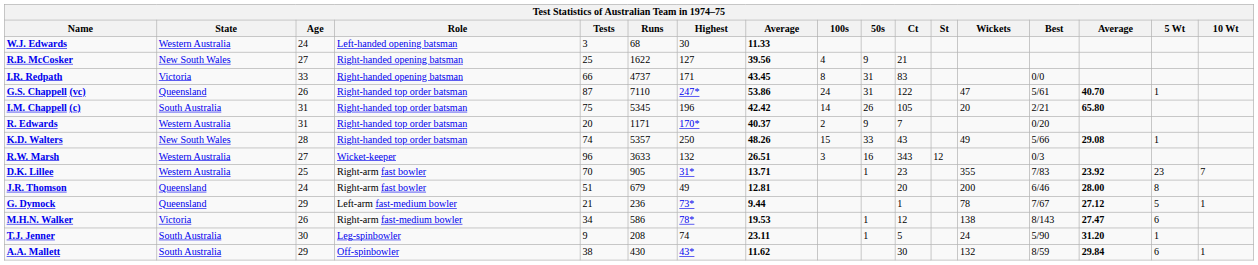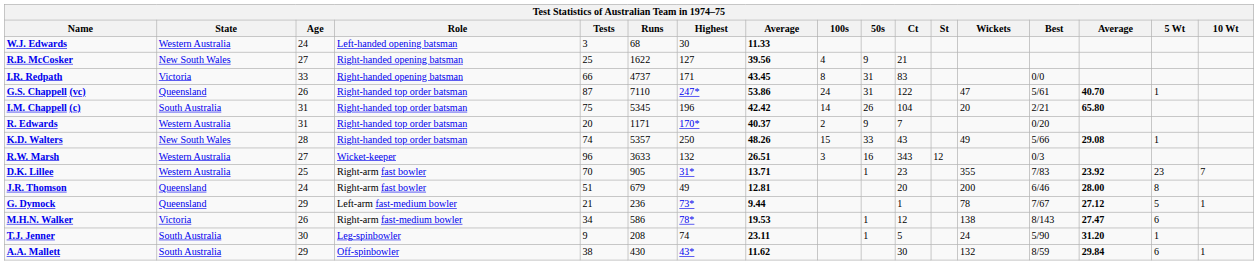(905, 108) 105 -> (905, 108) 104
